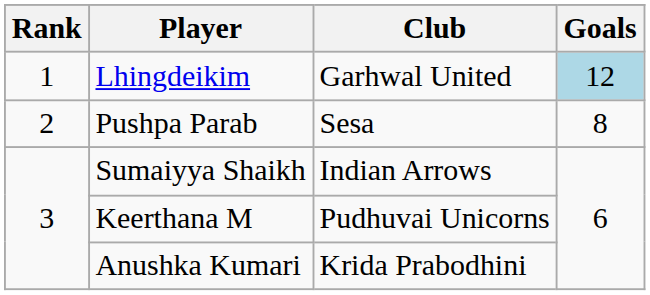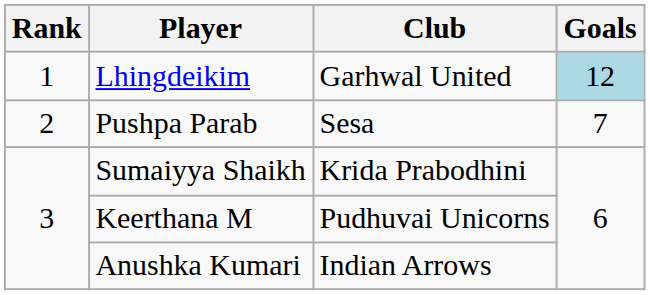(600, 123) 8 -> (600, 123) 7
(406, 170) Indian Arrows -> (423, 170) Krida Prabodhini
(423, 265) Krida Prabodhini -> (406, 265) Indian Arrows
